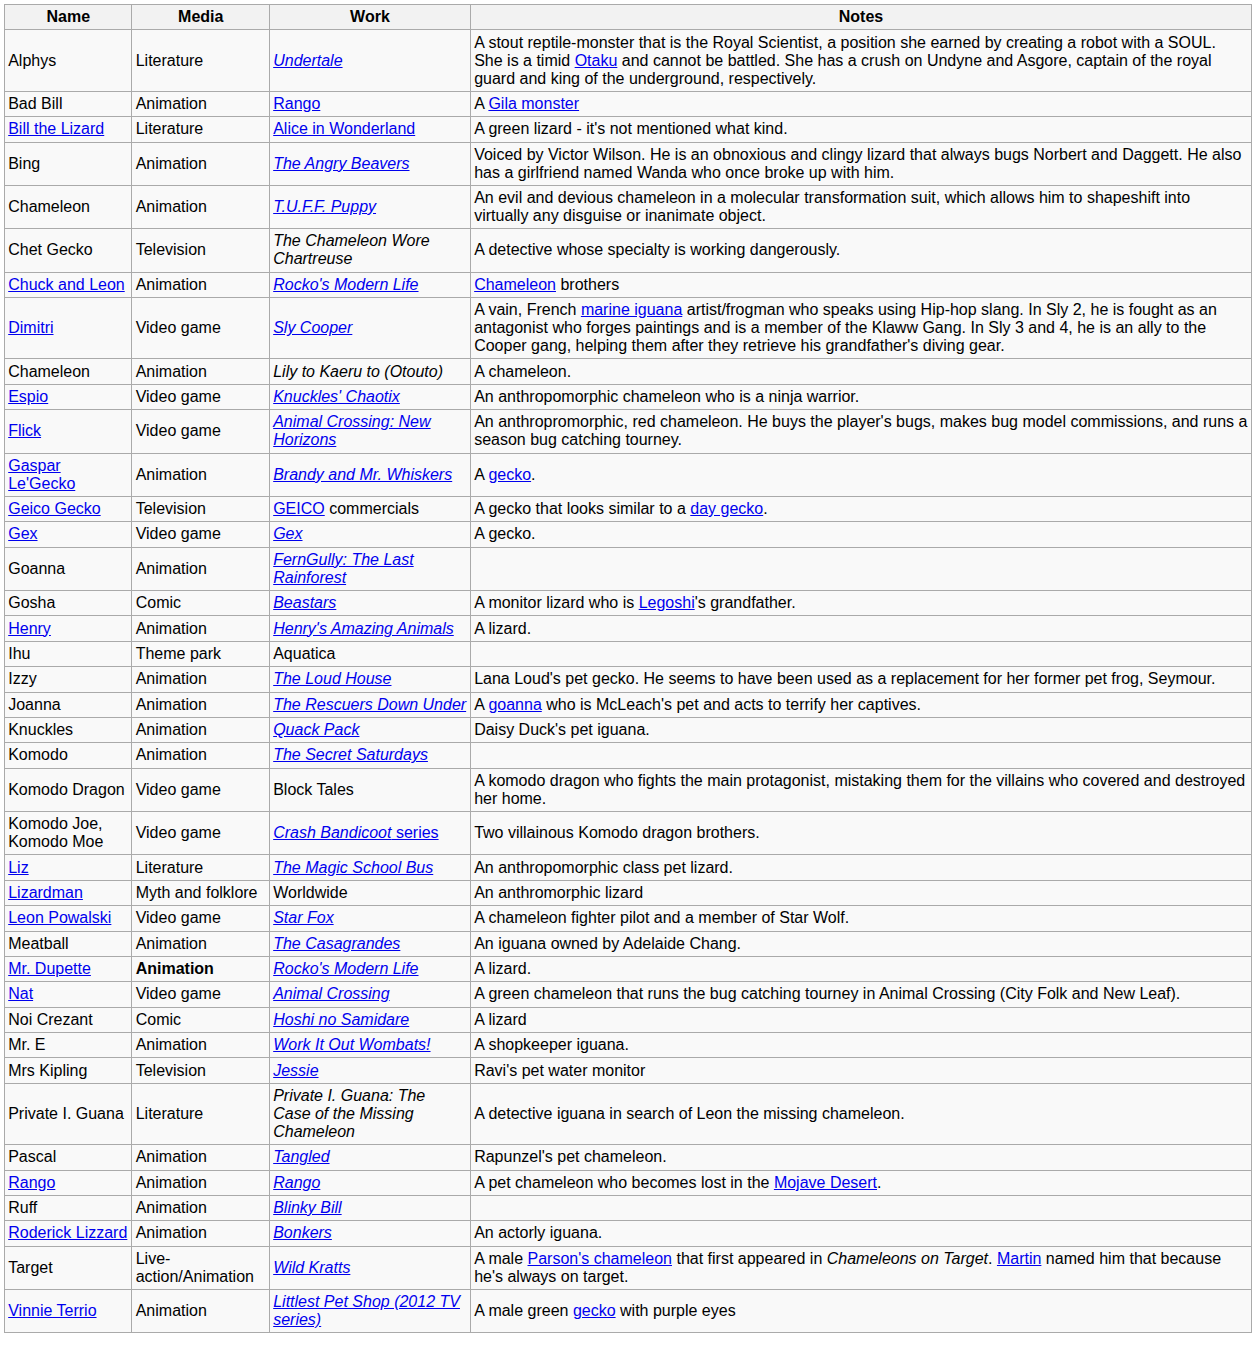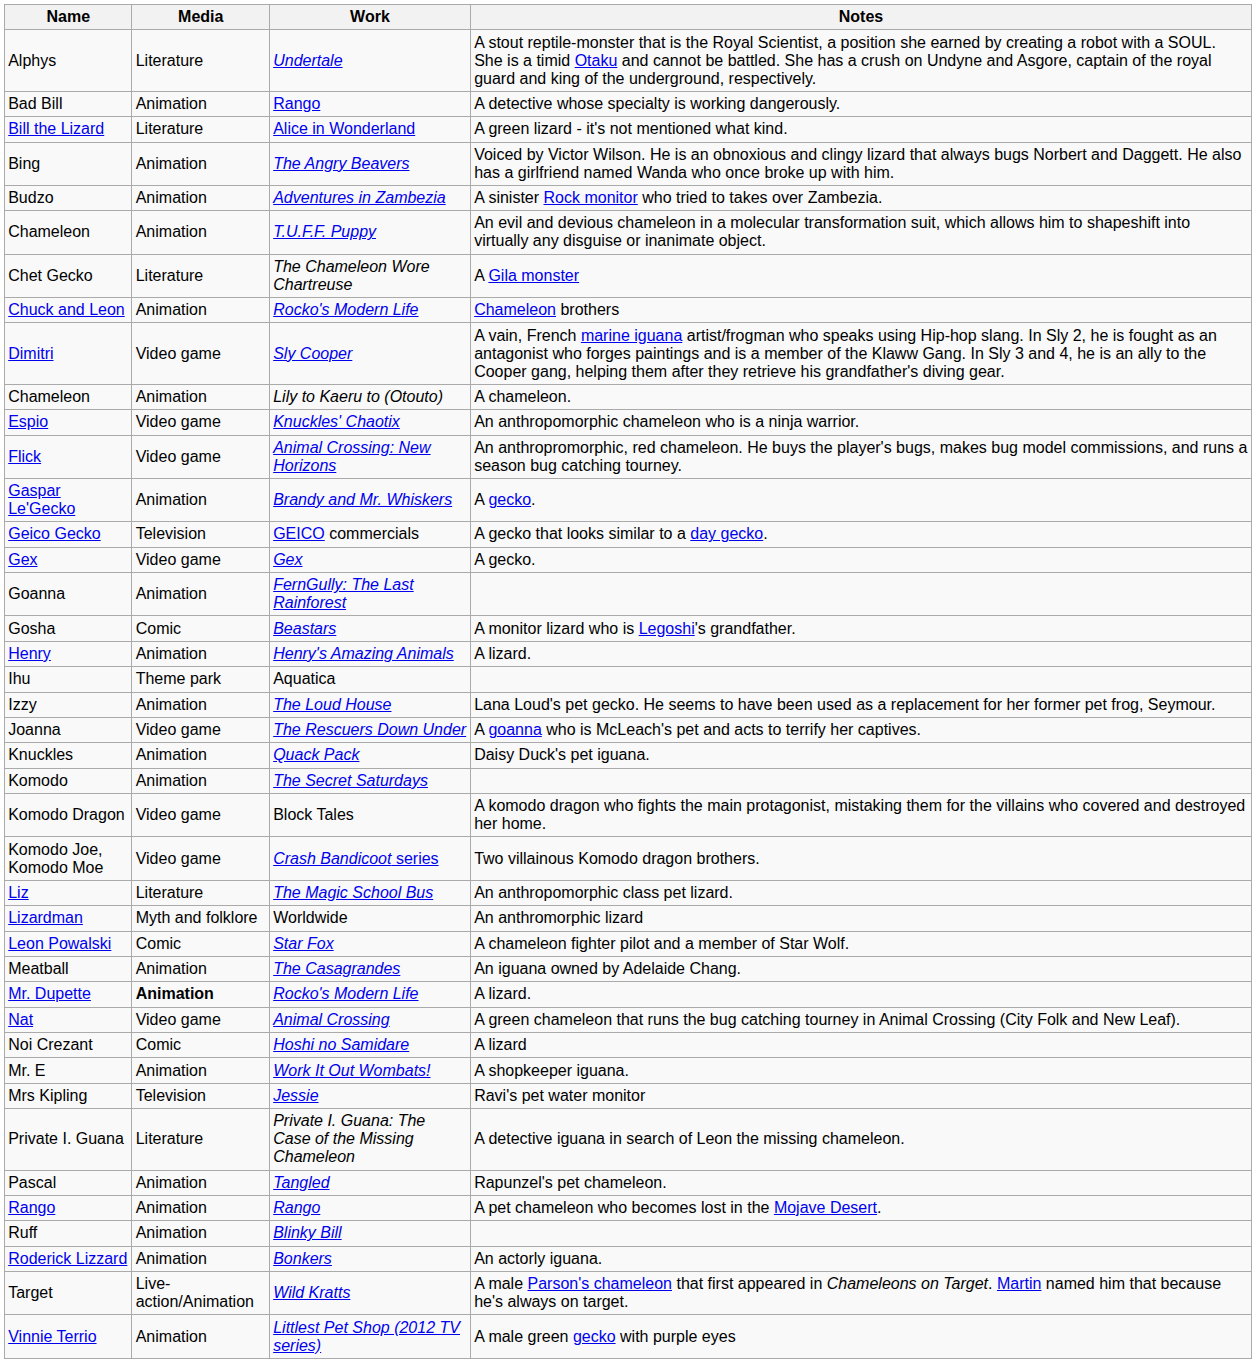(527, 103) A Gila monster -> (657, 103) A detective whose specialty is working dangerously.
+ row: (31, 198)
(171, 250) Television -> (169, 275) Literature
(657, 250) A detective whose specialty is working dangerously. -> (527, 275) A Gila monster
(171, 704) Animation -> (178, 730) Video game
(178, 918) Video game -> (158, 943) Comic
